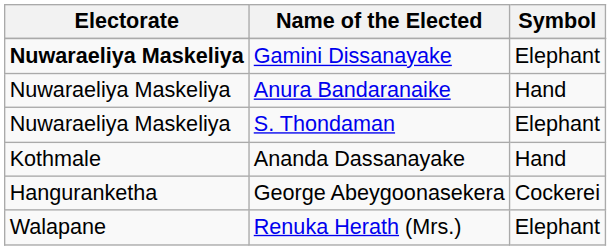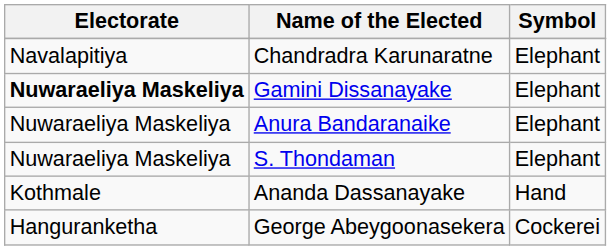+ row: (373, 55)
(541, 90) Hand -> (557, 124) Elephant
- row: (358, 227)
